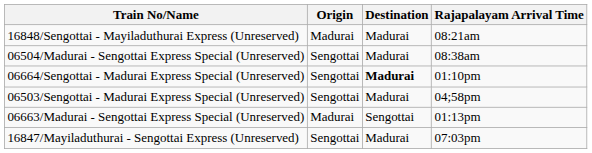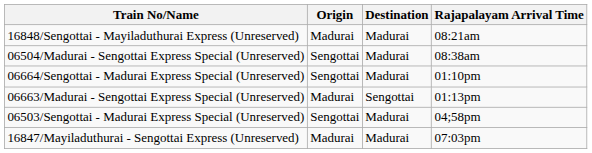(390, 76) bold -> (387, 76) normal
rows swapped: (156, 117) <-> (156, 96)
(335, 138) Sengottai -> (332, 138) Madurai
